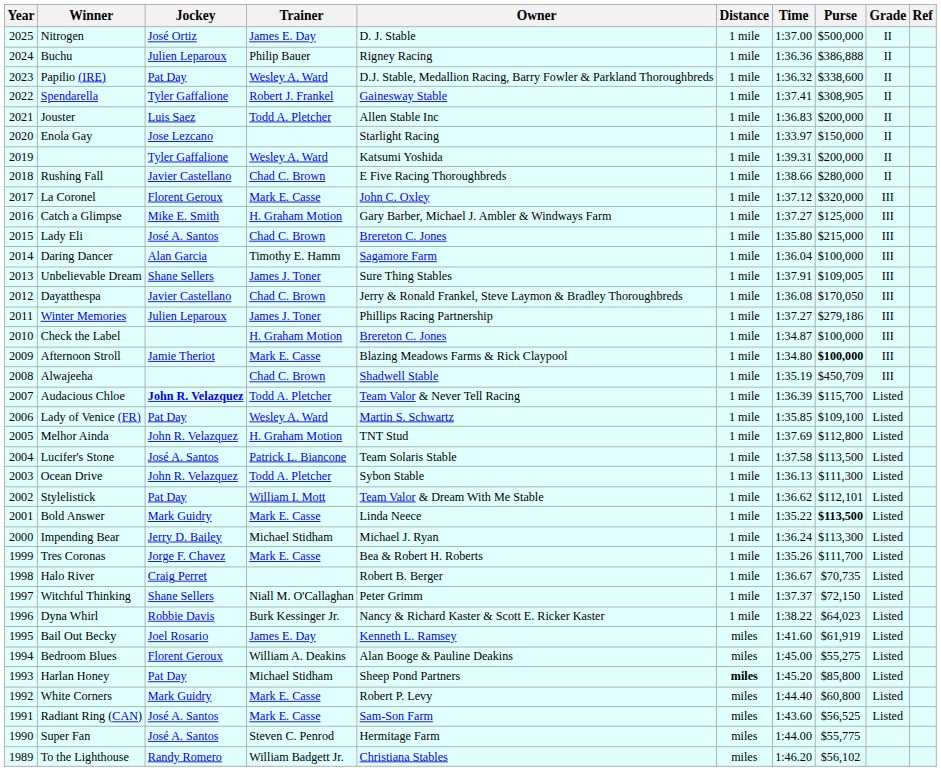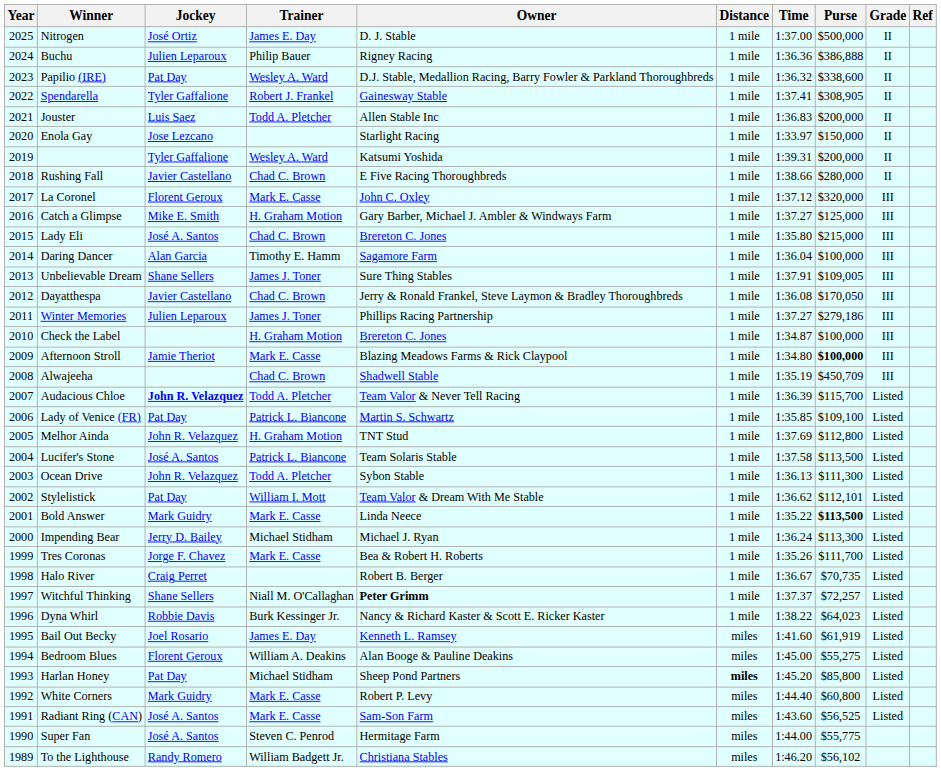(289, 416) Wesley A. Ward -> (298, 416) Patrick L. Biancone
(391, 596) normal -> (394, 596) bold
(841, 596) $72,150 -> (841, 596) $72,257
